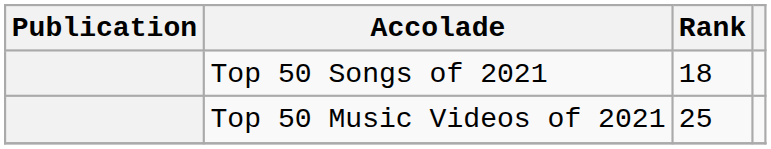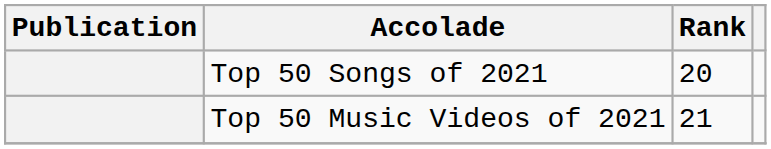(696, 74) 18 -> (696, 74) 20
(696, 119) 25 -> (696, 119) 21
